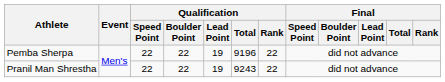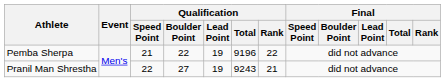(147, 53) 22 -> (147, 53) 21
(183, 69) 22 -> (183, 69) 27
(272, 69) 22 -> (272, 69) 21
